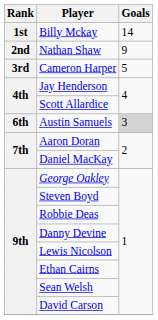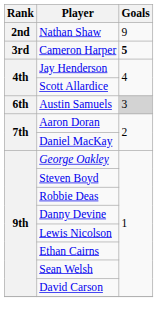- row: (68, 31)
(124, 68) normal -> (124, 50) bold
